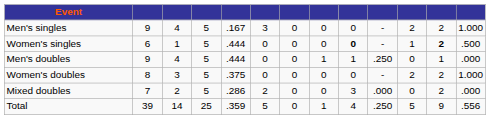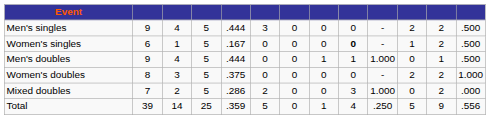(236, 28) .167 -> (236, 28) .444
(471, 28) 1.000 -> (471, 28) .500
(236, 43) .444 -> (236, 43) .167
(441, 43) bold -> (441, 43) normal
(383, 59) .250 -> (383, 59) 1.000
(471, 59) .000 -> (471, 59) .500
(383, 91) .000 -> (383, 91) 1.000
